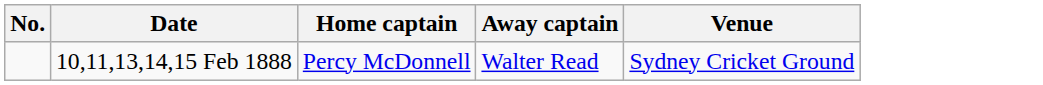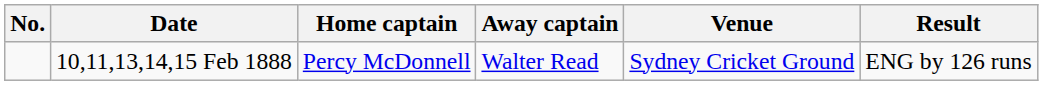+ column: (948, 23)
